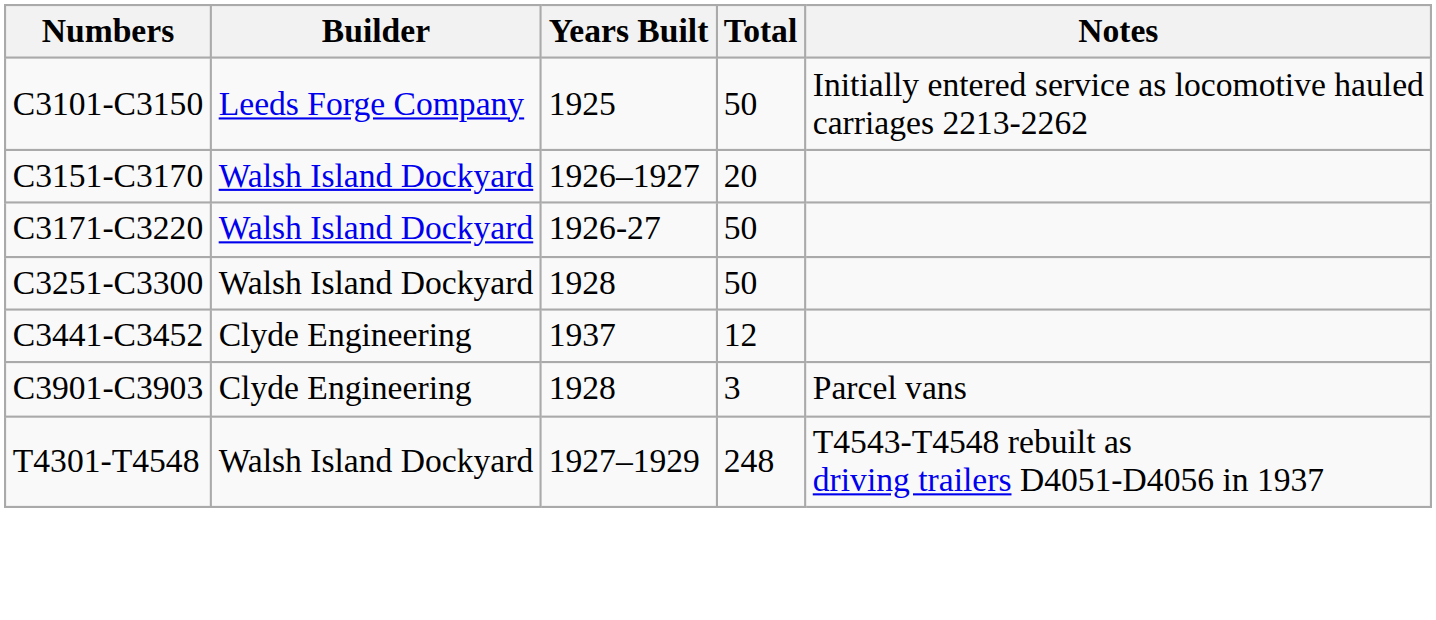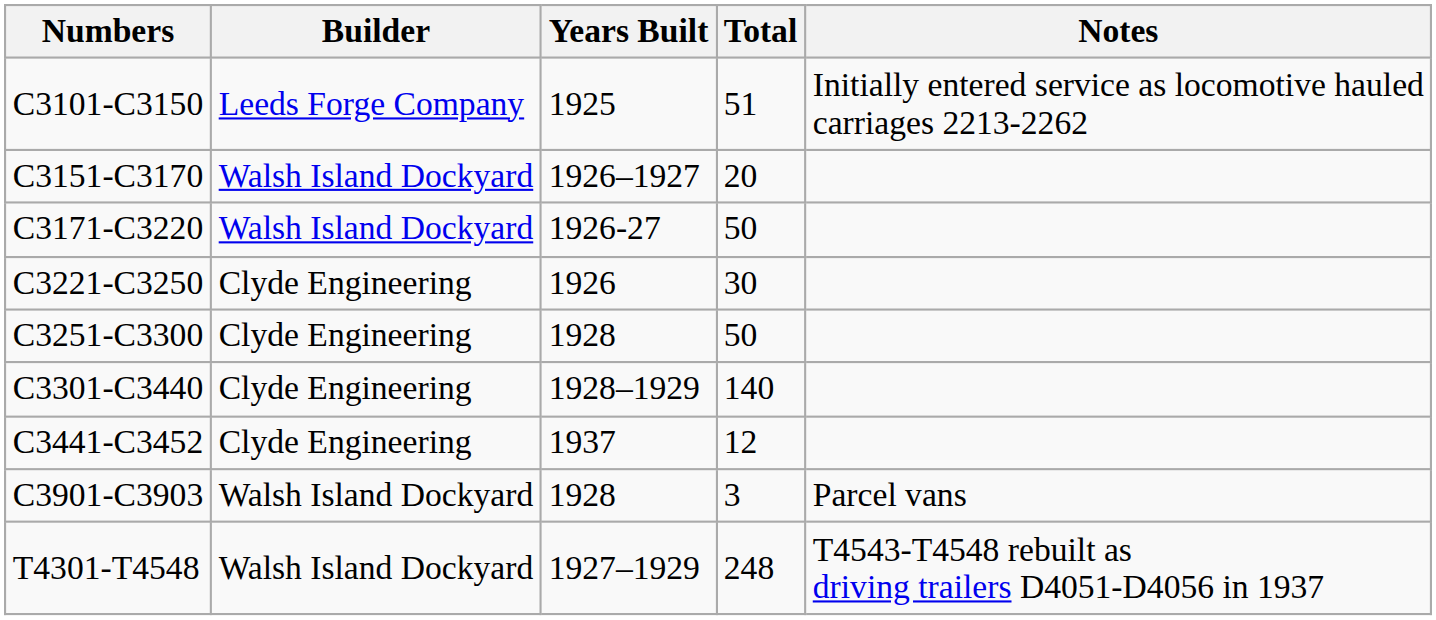(741, 103) 50 -> (741, 103) 51
+ row: (108, 282)
(376, 282) Walsh Island Dockyard -> (345, 335) Clyde Engineering
+ row: (108, 388)
(345, 388) Clyde Engineering -> (376, 495) Walsh Island Dockyard
